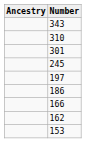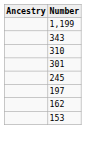+ row: (62, 24)
- row: (57, 91)
- row: (57, 104)
